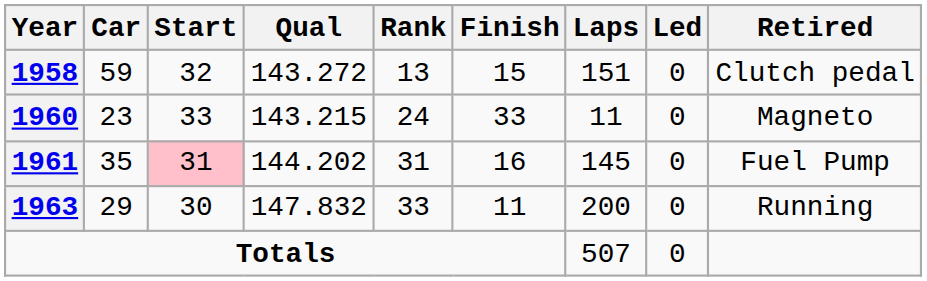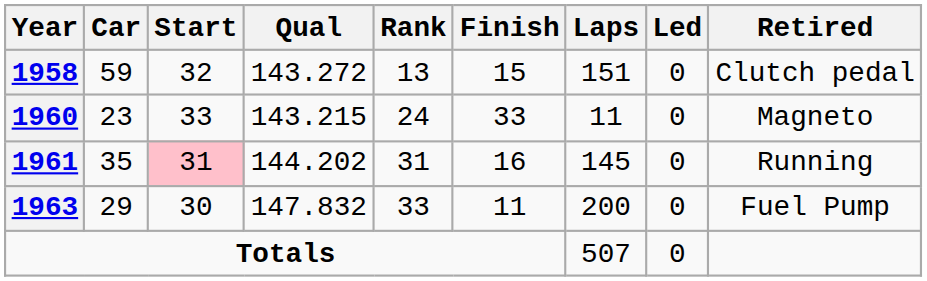(815, 163) Fuel Pump -> (815, 163) Running
(815, 208) Running -> (815, 208) Fuel Pump
